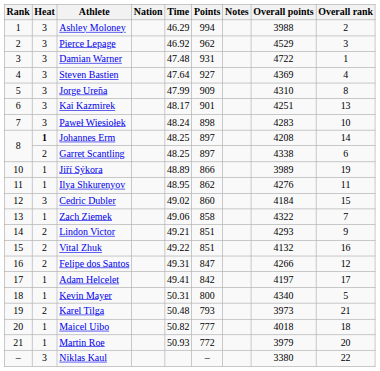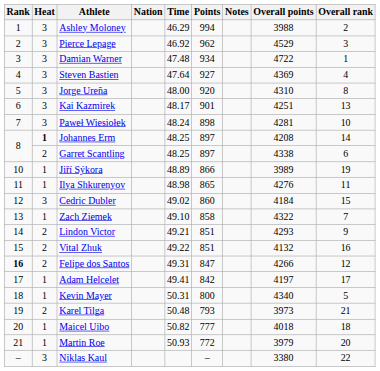(207, 59) 931 -> (207, 59) 934
(178, 91) 47.99 -> (178, 91) 48.00
(207, 91) 909 -> (207, 91) 920
(283, 122) 4283 -> (283, 122) 4281
(178, 185) 48.95 -> (178, 185) 48.98
(207, 185) 862 -> (207, 185) 865
(178, 216) 49.06 -> (178, 216) 49.10
(18, 264) normal -> (18, 264) bold
